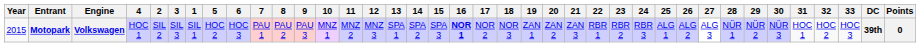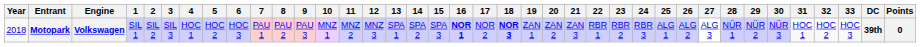columns swapped: (194, 11) <-> (139, 11)
(16, 30) 2015 -> (16, 30) 2018
(509, 30) normal -> (509, 30) bold
